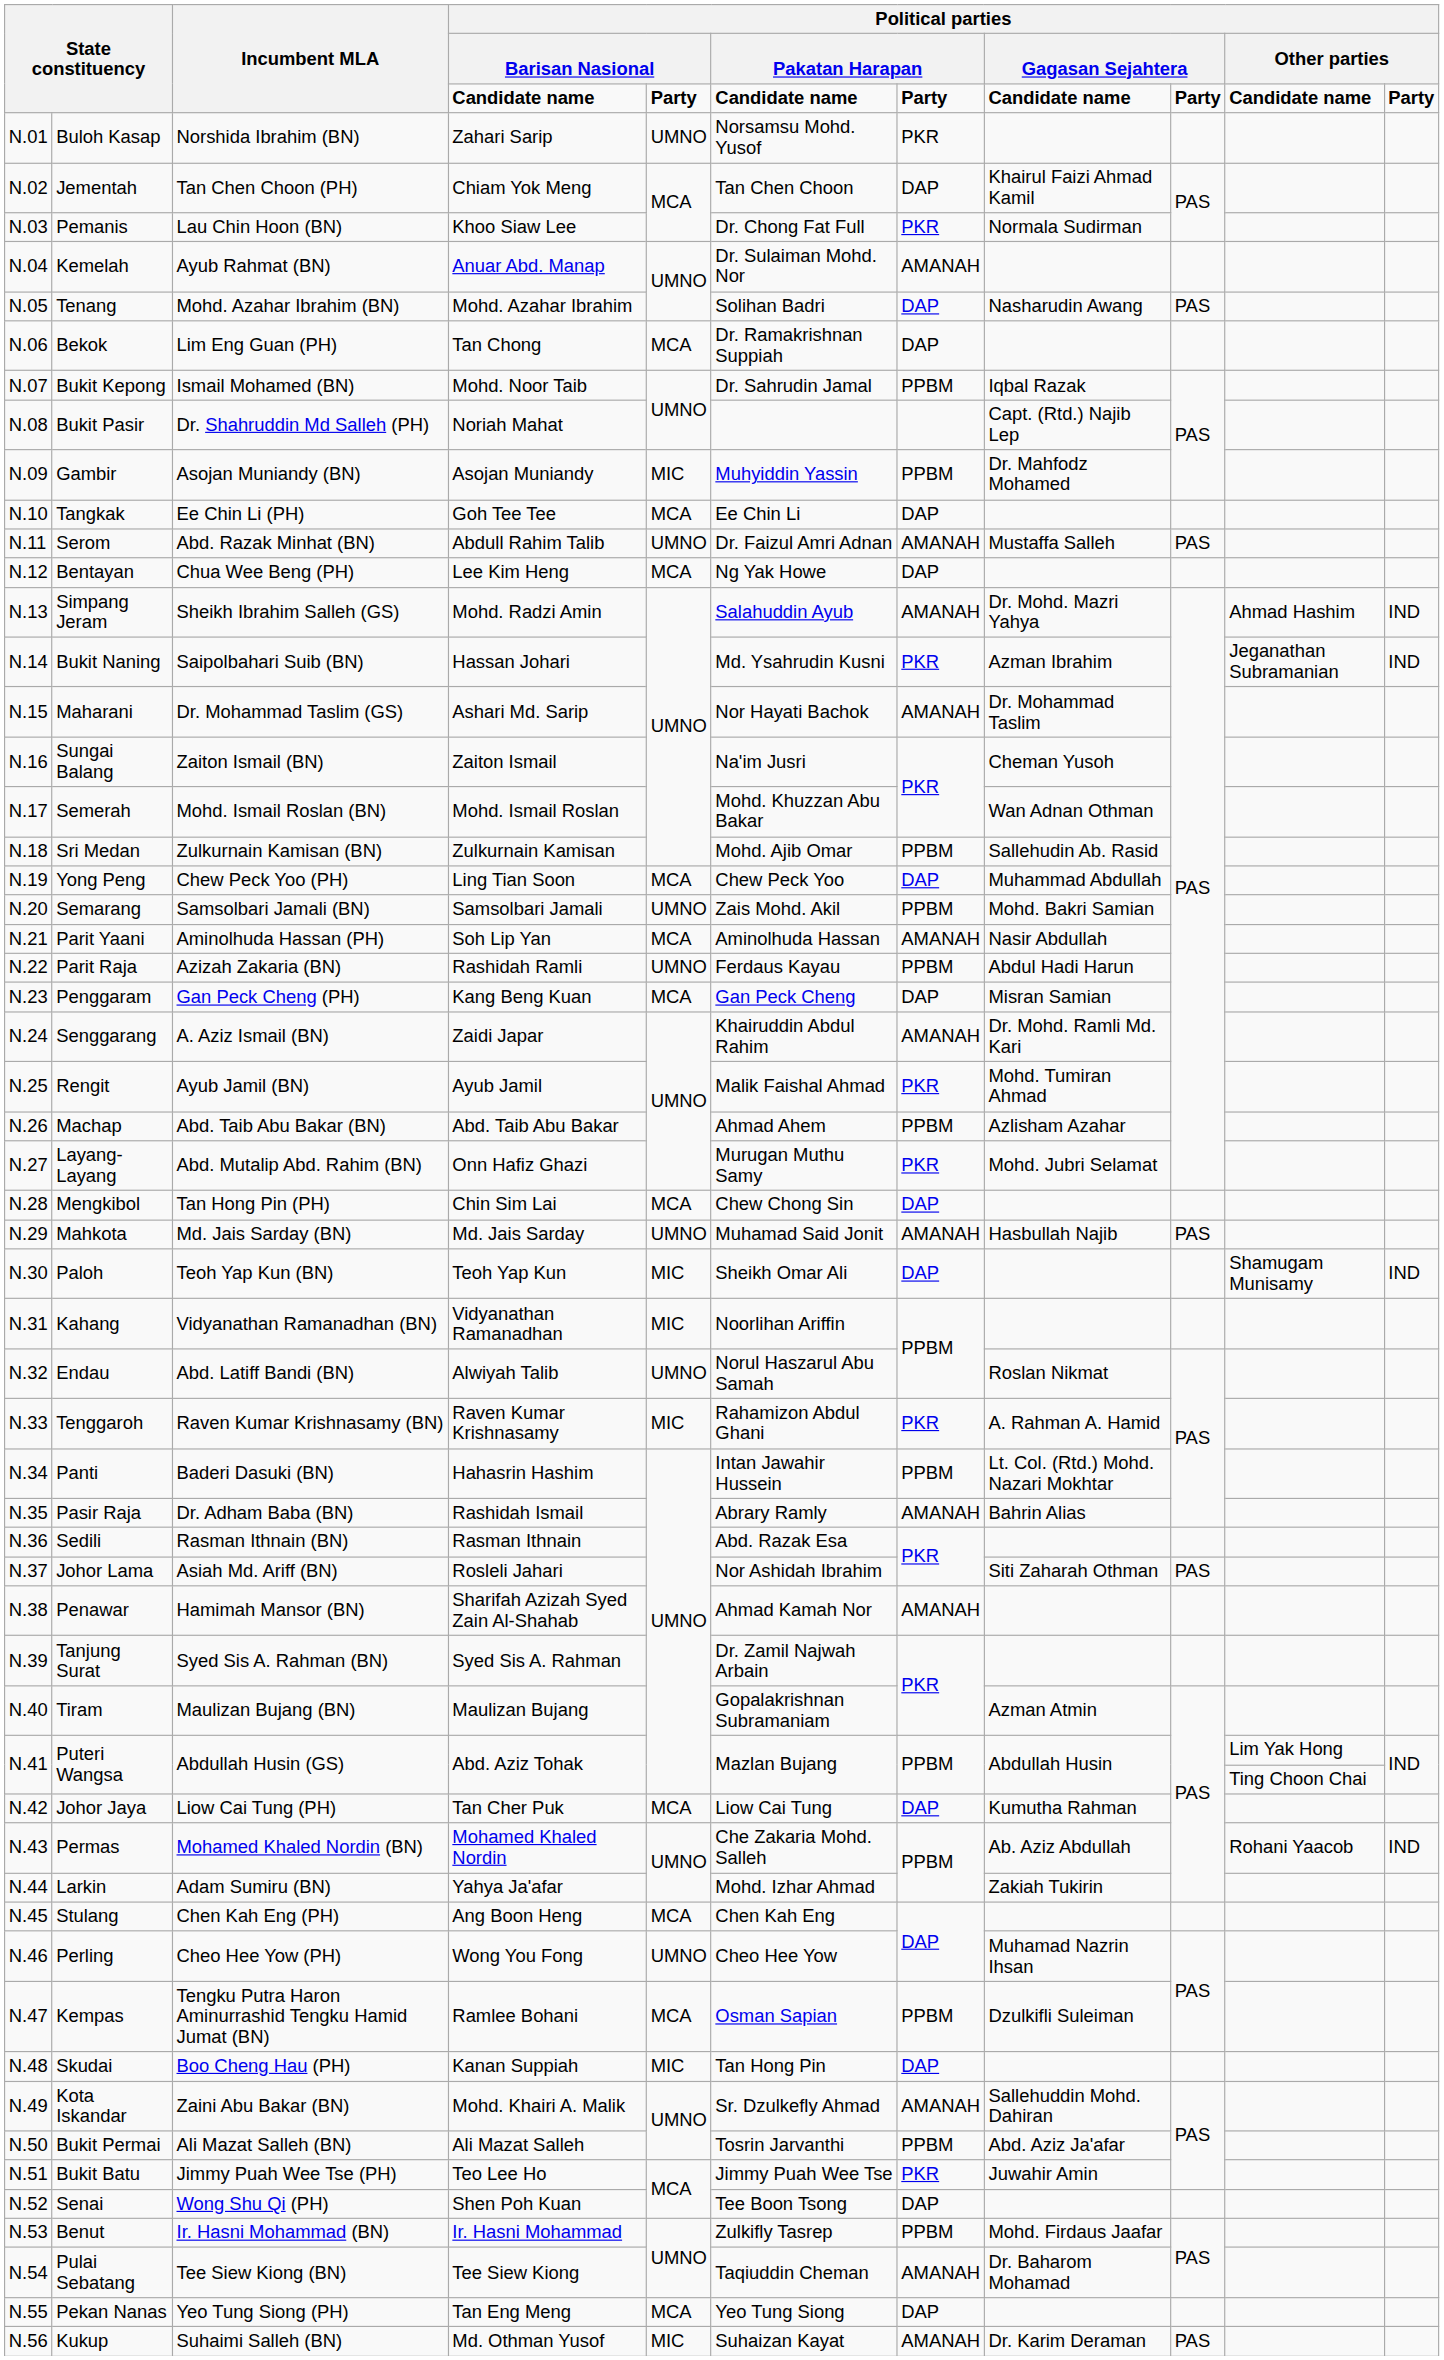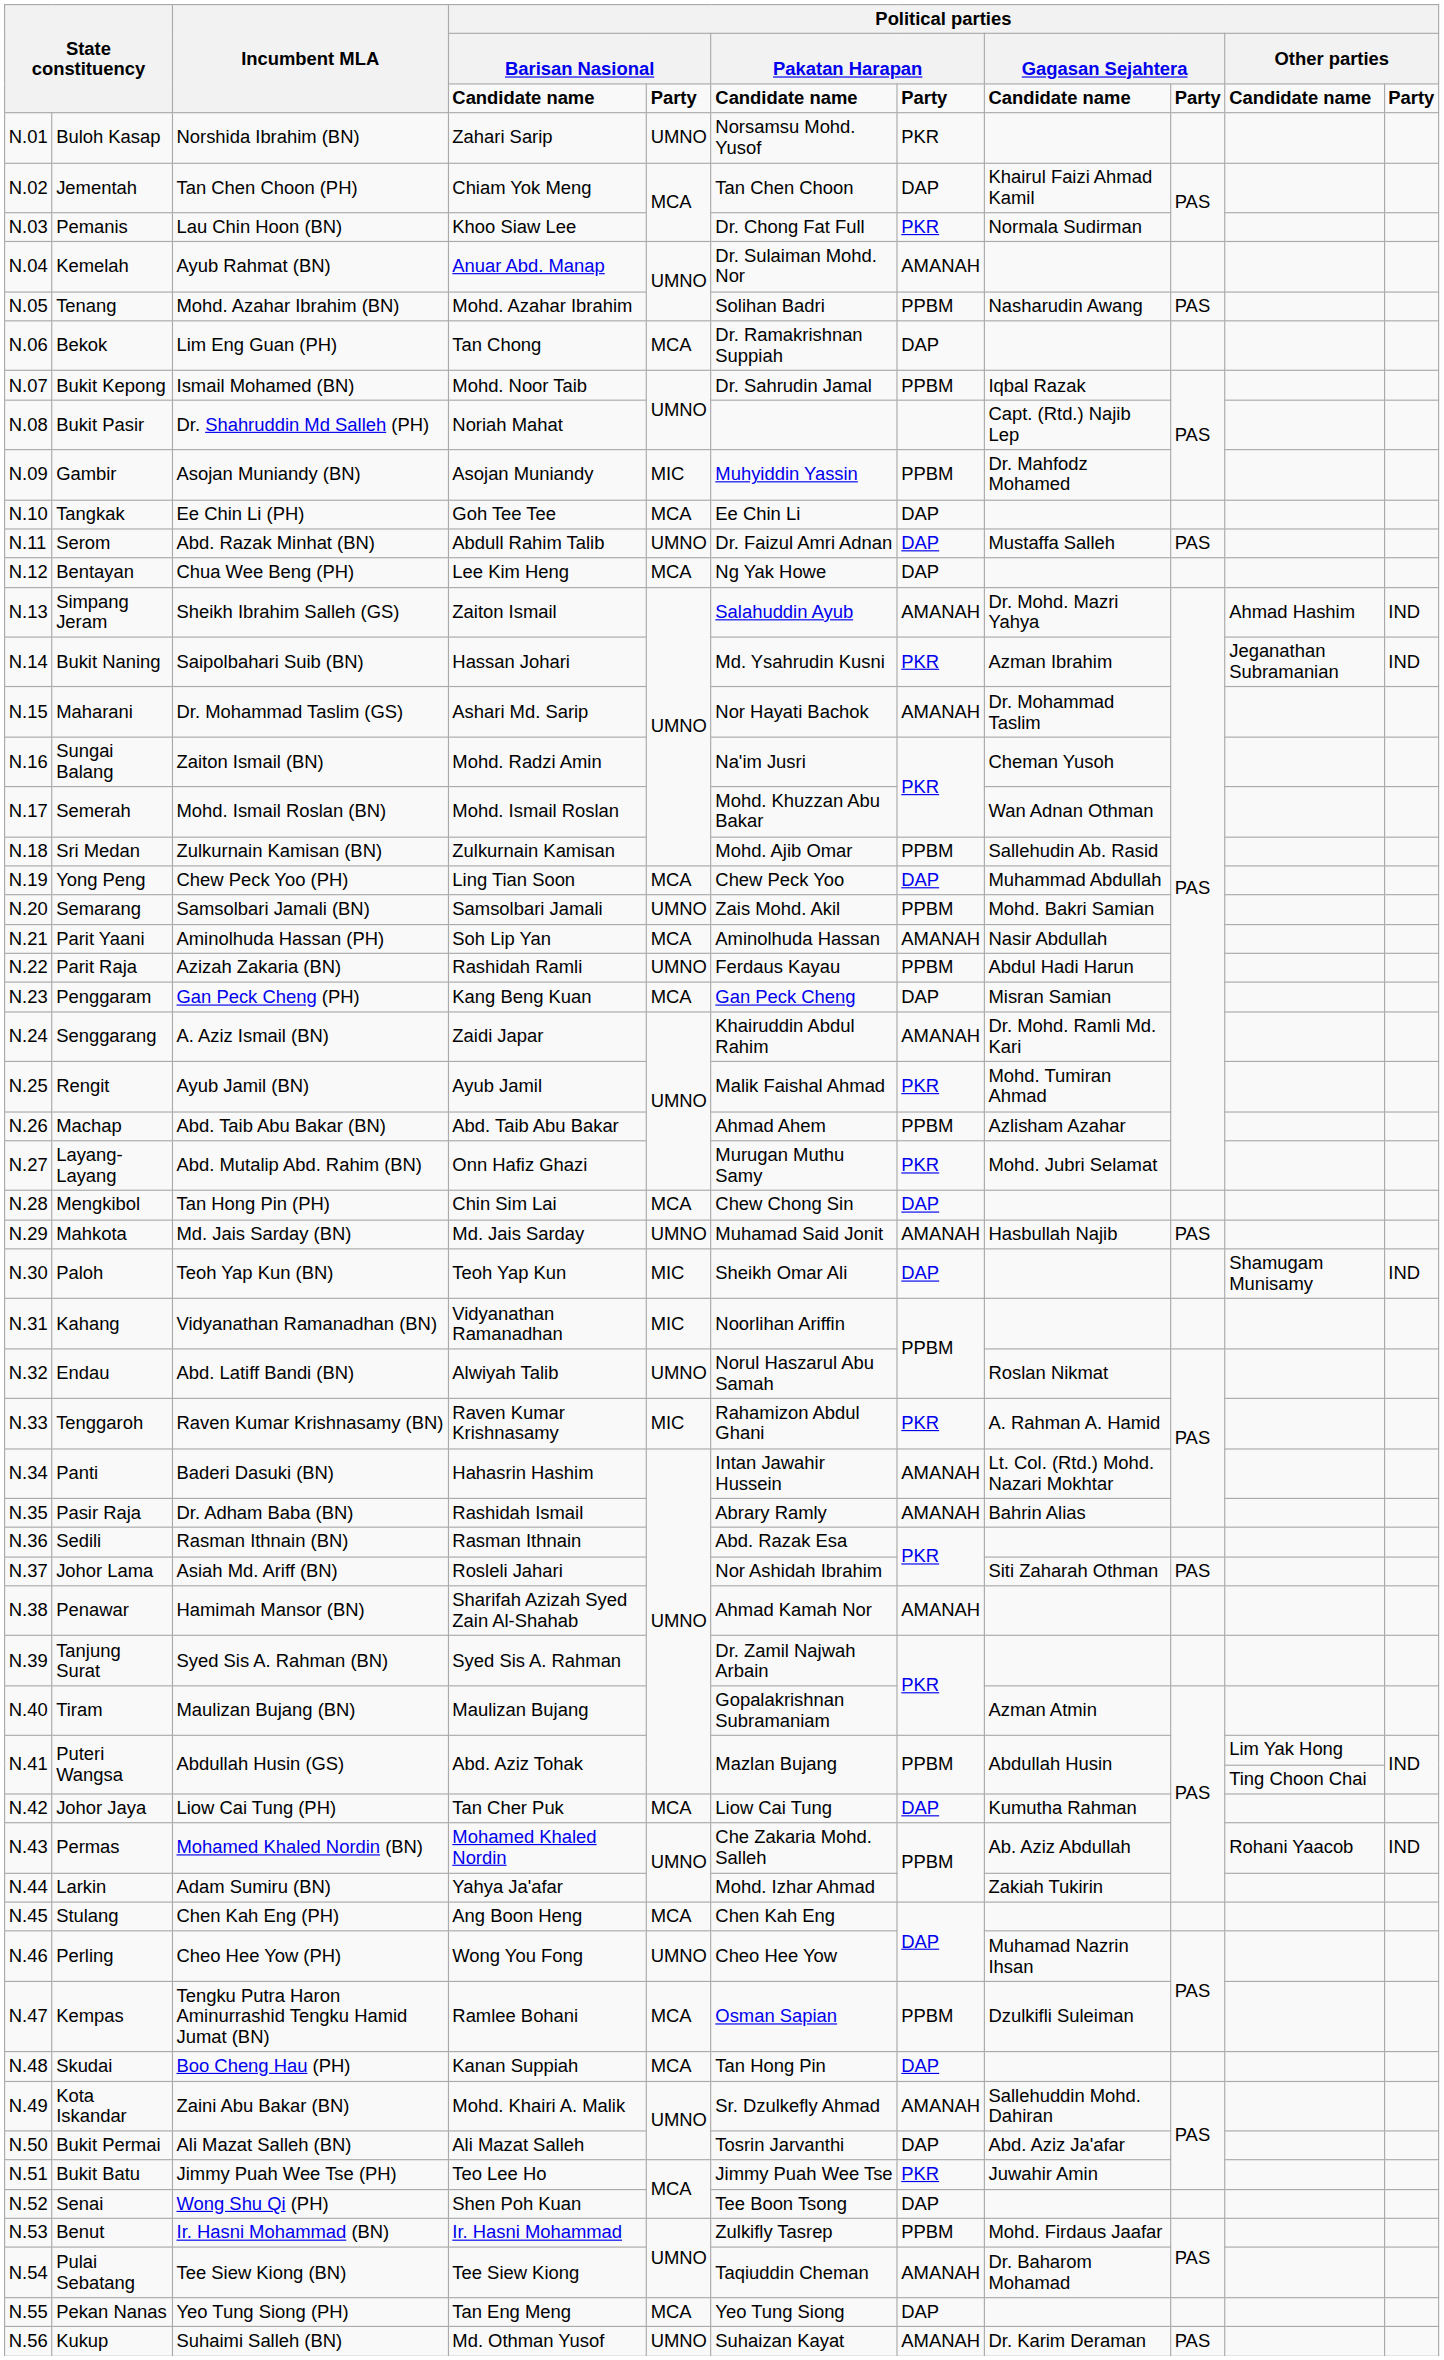(920, 306) DAP -> (927, 306) PPBM
(941, 543) AMANAH -> (920, 543) DAP
(527, 612) Mohd. Radzi Amin -> (504, 612) Zaiton Ismail
(504, 761) Zaiton Ismail -> (527, 761) Mohd. Radzi Amin
(927, 1473) PPBM -> (941, 1473) AMANAH
(668, 2066) MIC -> (671, 2066) MCA
(927, 2145) PPBM -> (920, 2145) DAP
(668, 2341) MIC -> (679, 2341) UMNO
